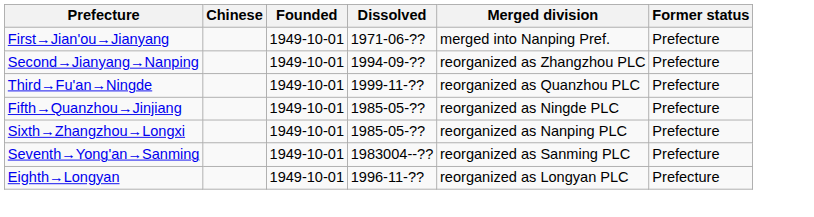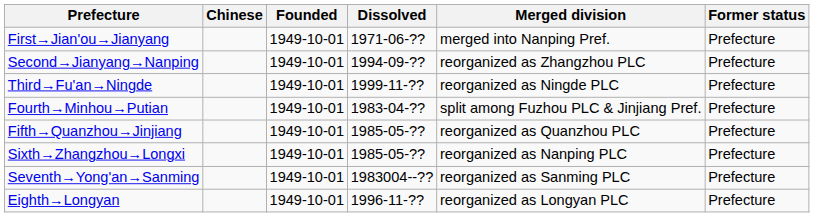(540, 85) reorganized as Quanzhou PLC -> (529, 85) reorganized as Ningde PLC
+ row: (88, 108)
(529, 108) reorganized as Ningde PLC -> (540, 131) reorganized as Quanzhou PLC
